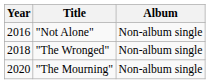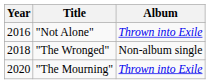(161, 32) Non-album single -> (160, 32) Thrown into Exile
(161, 69) Non-album single -> (160, 69) Thrown into Exile
